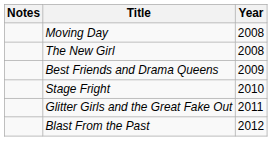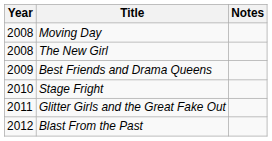columns swapped: (251, 13) <-> (24, 13)
